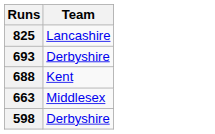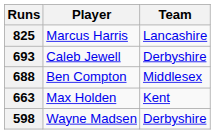+ column: (92, 14)
(60, 77) Kent -> (173, 77) Middlesex
(76, 98) Middlesex -> (157, 98) Kent
